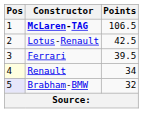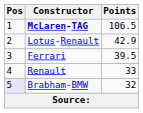(125, 42) 42.5 -> (125, 42) 42.9
(9, 71) lightyellow background -> (9, 71) no background
(131, 71) 34 -> (131, 71) 33
